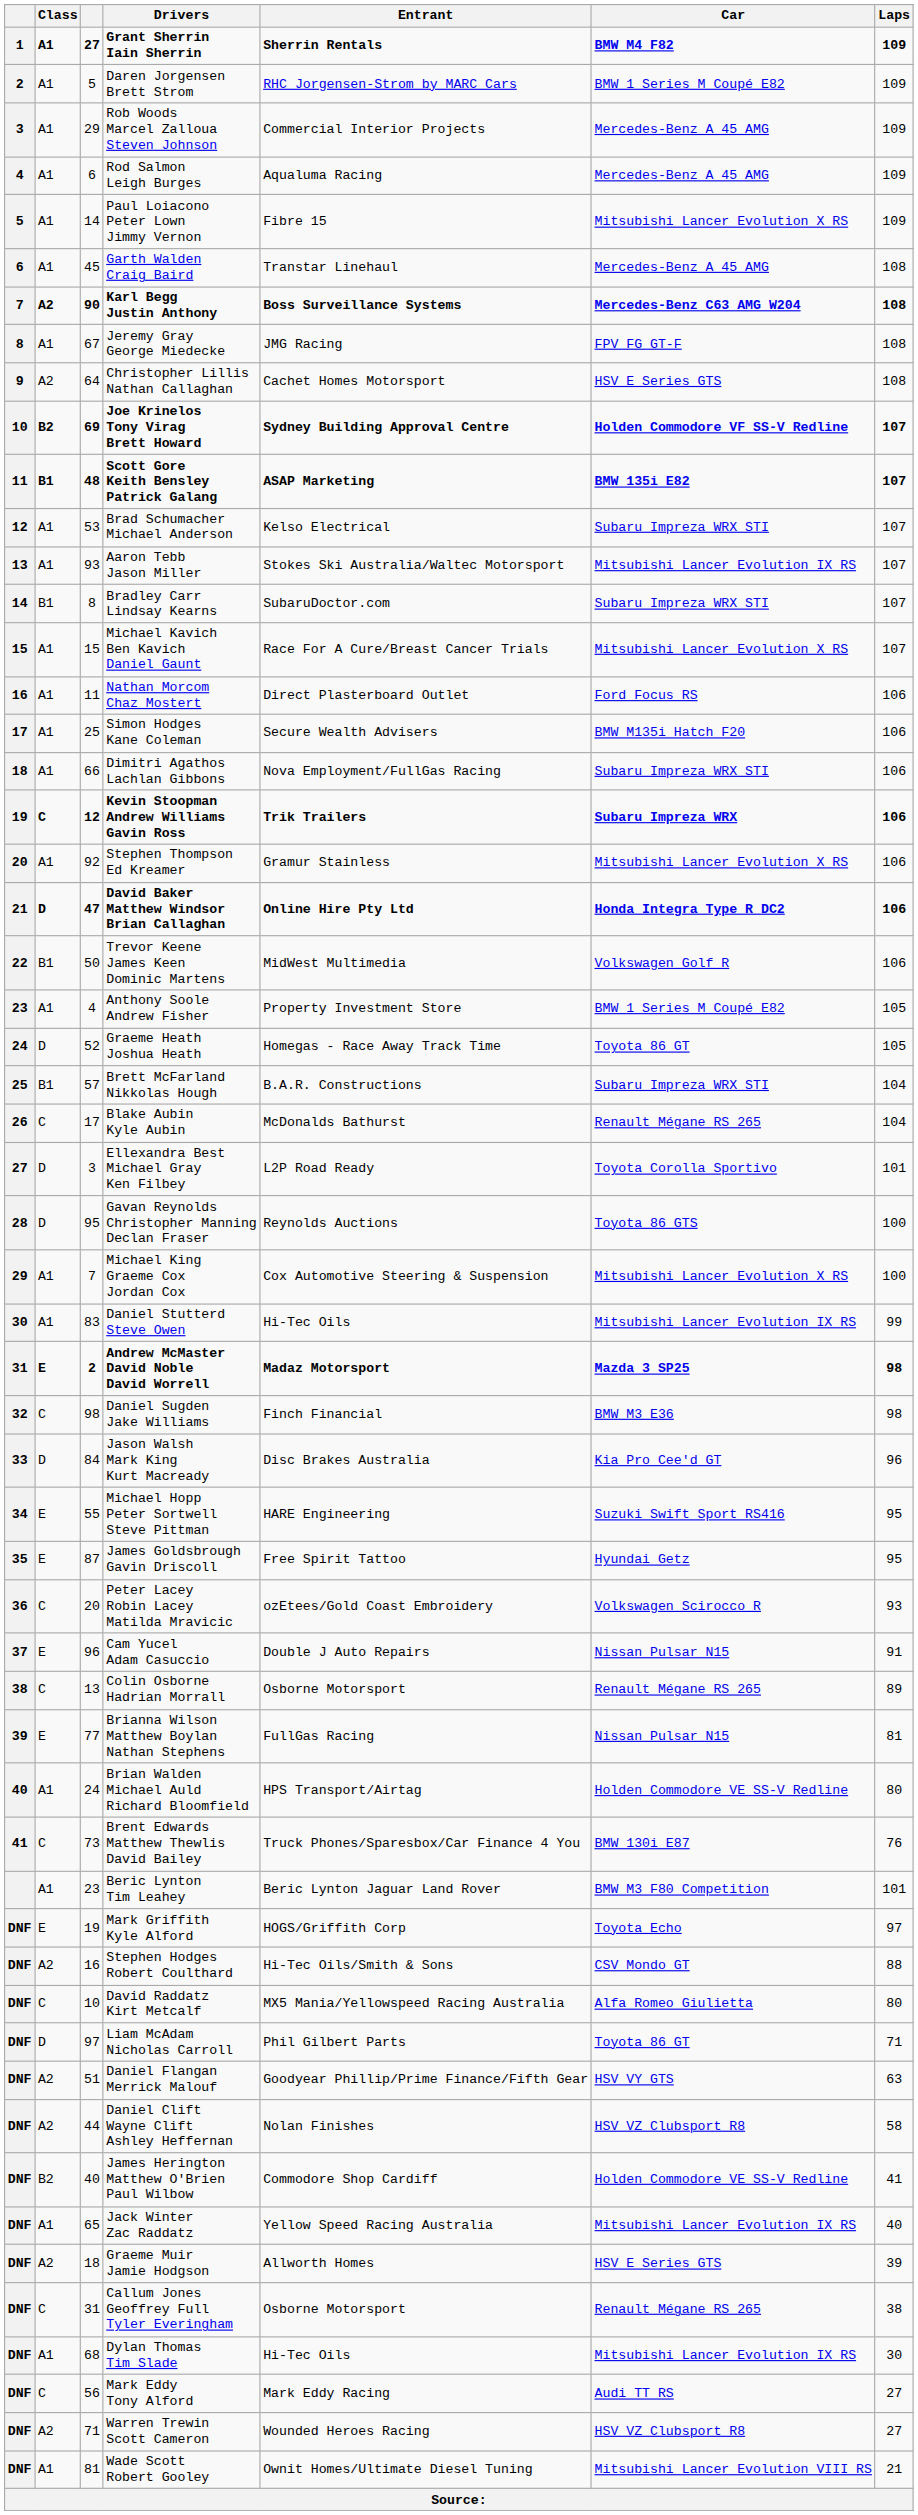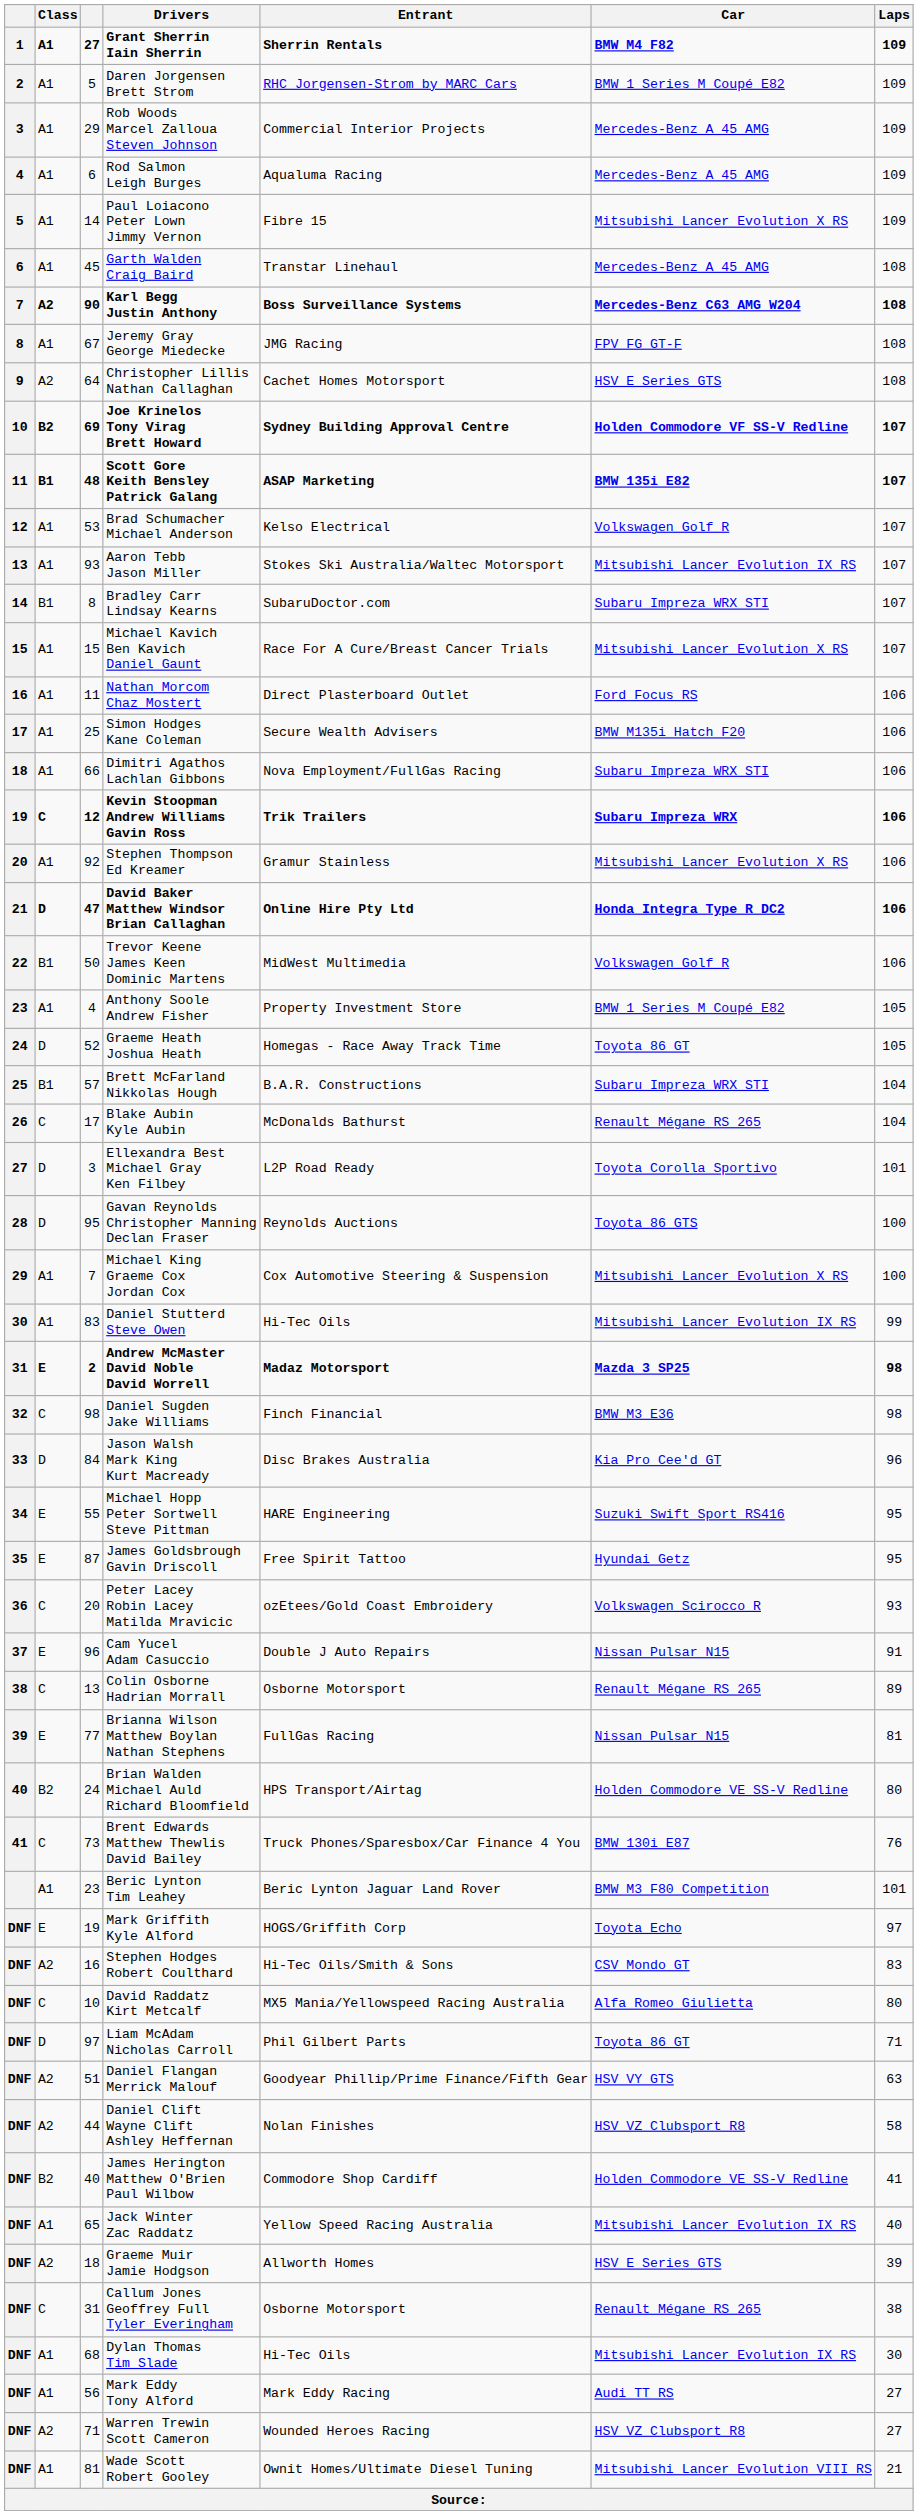(682, 527) Subaru Impreza WRX STI -> (662, 527) Volkswagen Golf R
(46, 1790) A1 -> (46, 1790) B2
(894, 1966) 88 -> (894, 1966) 83
(42, 2393) C -> (46, 2393) A1
